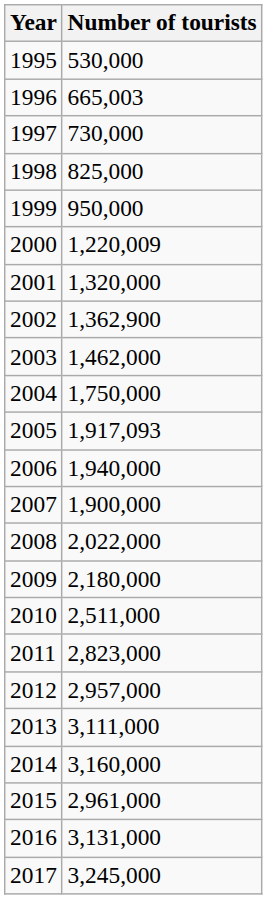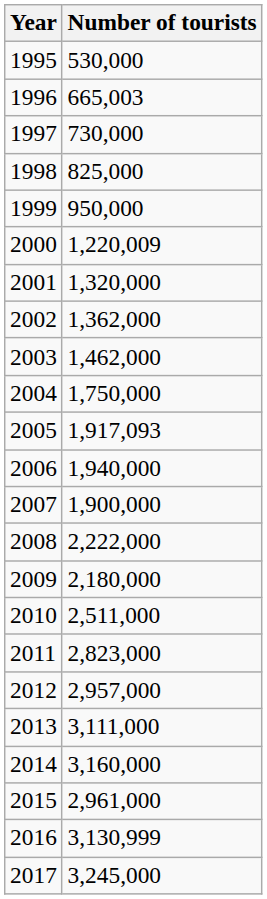(114, 319) 1,362,900 -> (114, 319) 1,362,000
(114, 541) 2,022,000 -> (114, 541) 2,222,000
(114, 838) 3,131,000 -> (114, 838) 3,130,999
